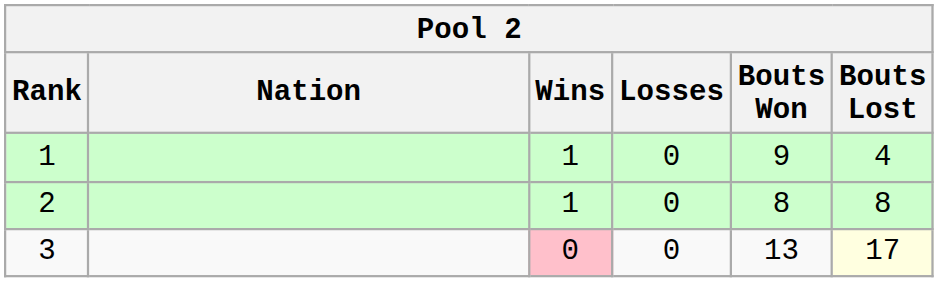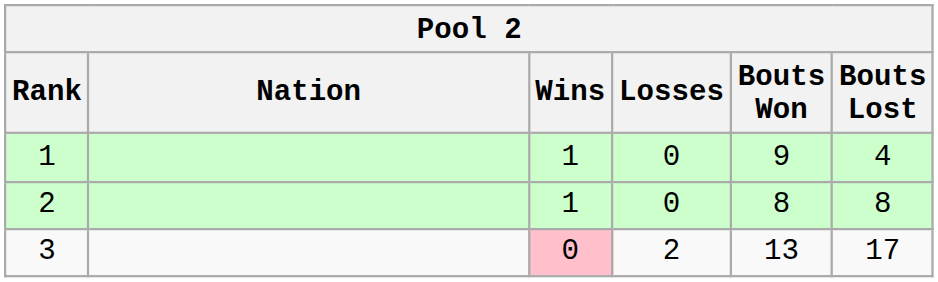(672, 252) 0 -> (672, 252) 2
(883, 252) lightyellow background -> (883, 252) no background
